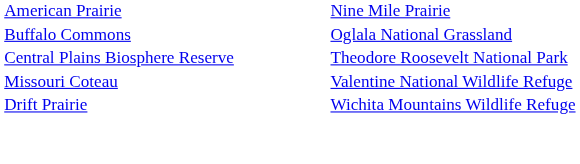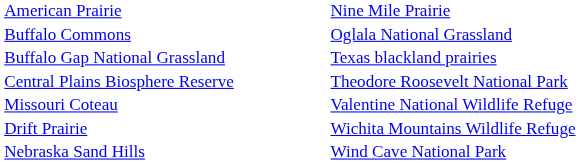+ row: (115, 57)
+ row: (75, 152)
